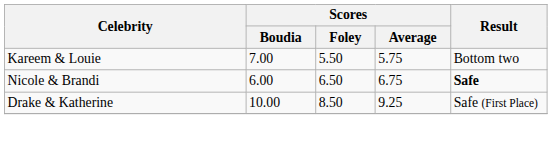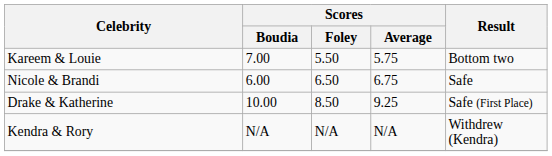(466, 80) bold -> (461, 80) normal
+ row: (50, 132)
